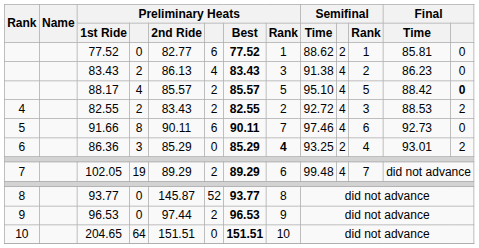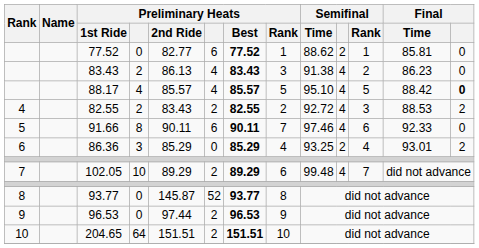(214, 90) 2 -> (214, 90) 4
(417, 128) 92.73 -> (417, 128) 92.33
(283, 147) bold -> (283, 147) normal
(139, 171) 19 -> (139, 171) 10
(214, 234) 0 -> (214, 234) 2
